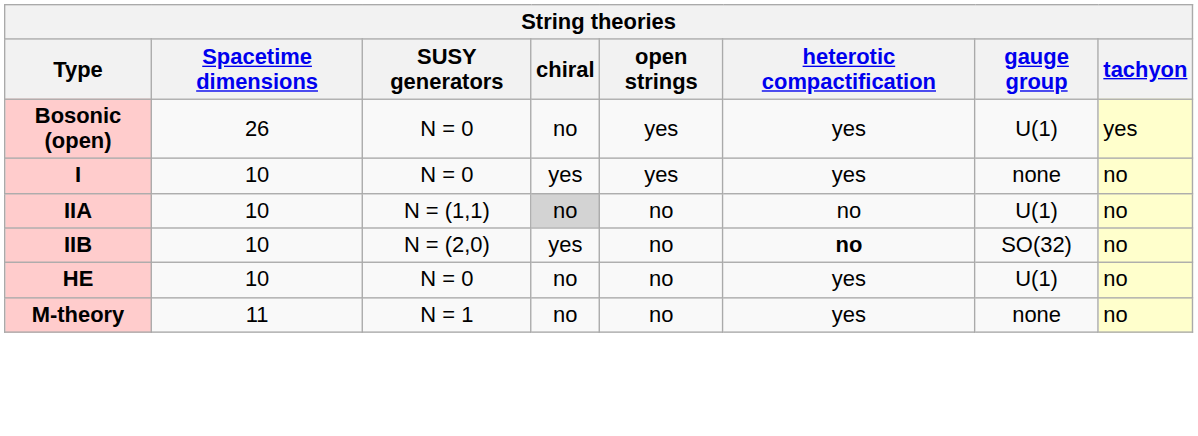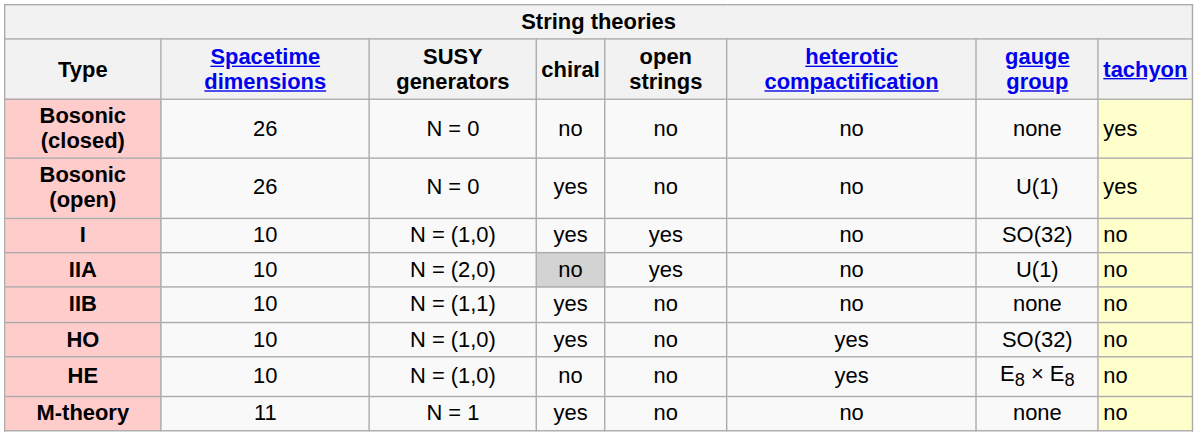+ row: (83, 128)
(565, 128) no -> (571, 187) yes
(661, 128) yes -> (666, 187) no
(849, 128) yes -> (852, 187) no
(447, 175) N = 0 -> (453, 234) N = (1,0)
(849, 175) yes -> (852, 234) no
(1037, 175) none -> (1037, 234) SO(32)
(447, 210) N = (1,1) -> (453, 269) N = (2,0)
(661, 210) no -> (666, 269) yes
(447, 245) N = (2,0) -> (453, 304) N = (1,1)
(849, 245) bold -> (852, 304) normal
(1037, 245) SO(32) -> (1037, 304) none
+ row: (83, 339)
(447, 279) N = 0 -> (453, 376) N = (1,0)
(1037, 279) U(1) -> (1037, 376) E8 × E8
(565, 314) no -> (571, 413) yes
(849, 314) yes -> (852, 413) no
